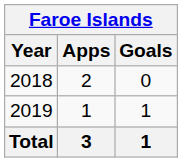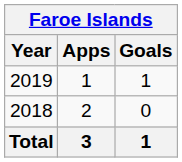rows swapped: (31, 80) <-> (31, 111)
